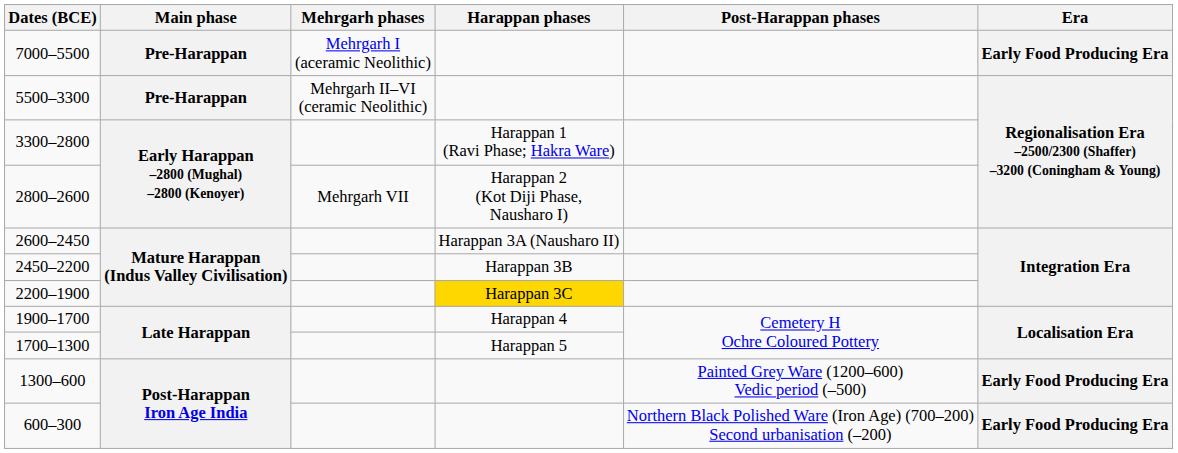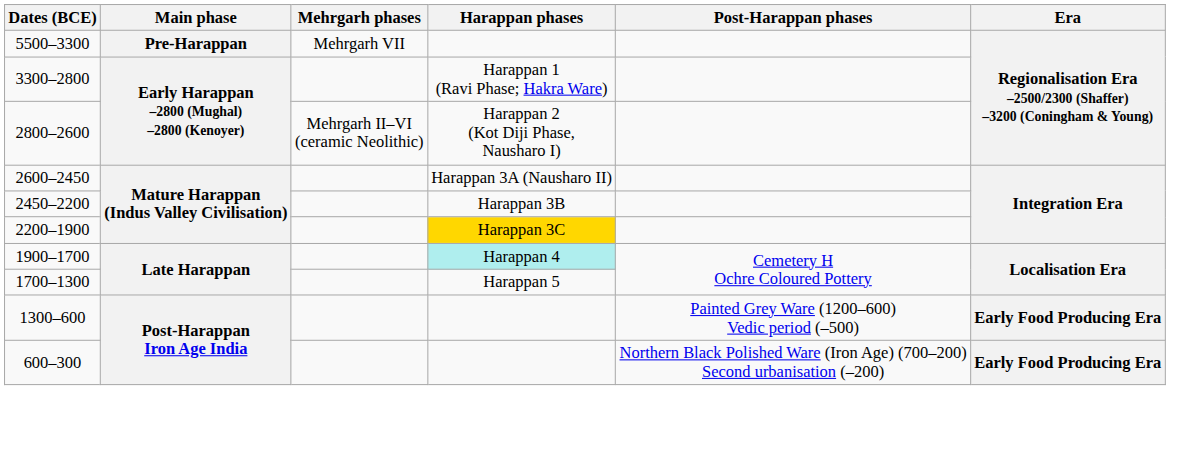- row: (52, 52)
(363, 97) Mehrgarh II–VI (ceramic Neolithic) -> (359, 43) Mehrgarh VII
(363, 196) Mehrgarh VII -> (359, 133) Mehrgarh II–VI (ceramic Neolithic)
(529, 319) no background -> (522, 256) paleturquoise background
